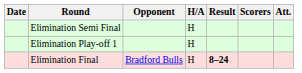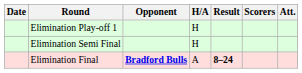rows swapped: (74, 43) <-> (76, 27)
(154, 59) normal -> (156, 59) bold
(191, 59) H -> (195, 59) A
